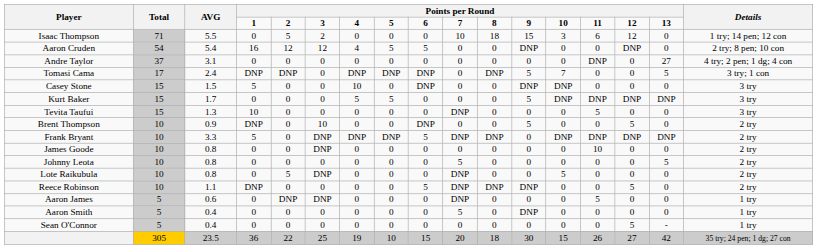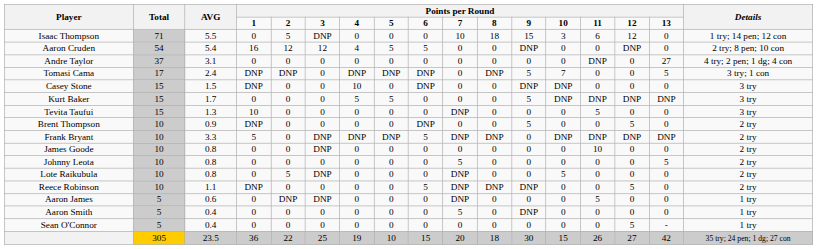(322, 36) 2 -> (322, 36) DNP
(254, 86) 5 -> (254, 86) DNP
(322, 124) 10 -> (322, 124) 0
